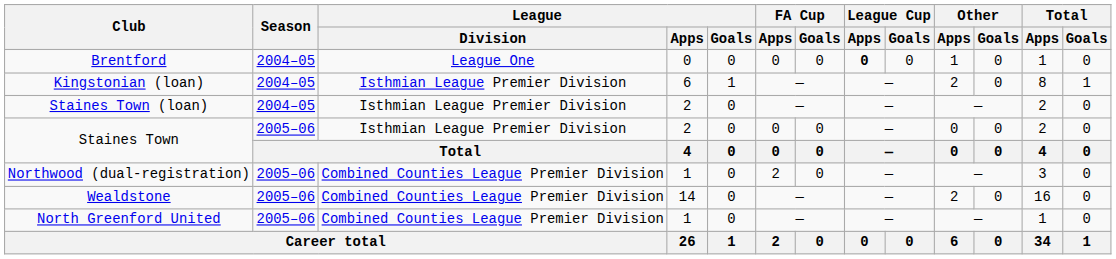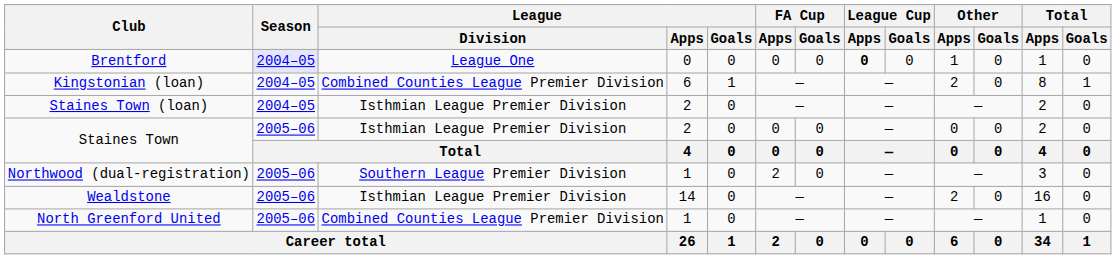(286, 61) no background -> (286, 61) lavender background
(493, 84) Isthmian League Premier Division -> (493, 84) Combined Counties League Premier Division
(493, 175) Combined Counties League Premier Division -> (493, 175) Southern League Premier Division
(493, 197) Combined Counties League Premier Division -> (493, 197) Isthmian League Premier Division
